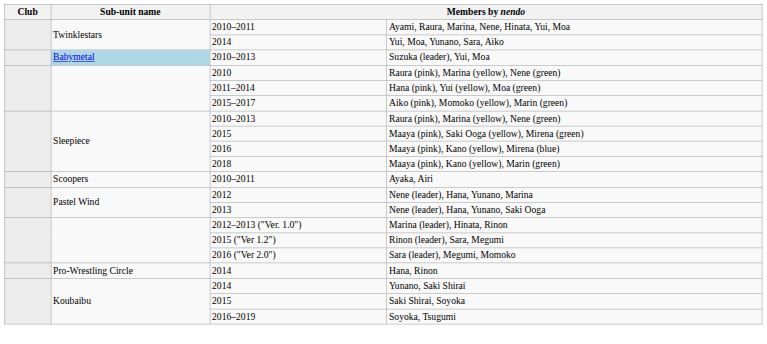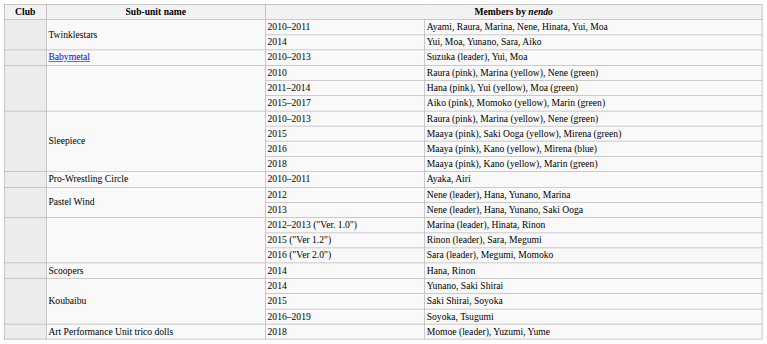(74, 57) lightblue background -> (69, 57) no background
(71, 179) Scoopers -> (88, 179) Pro-Wrestling Circle
(93, 270) Pro-Wrestling Circle -> (66, 270) Scoopers
+ row: (277, 331)
